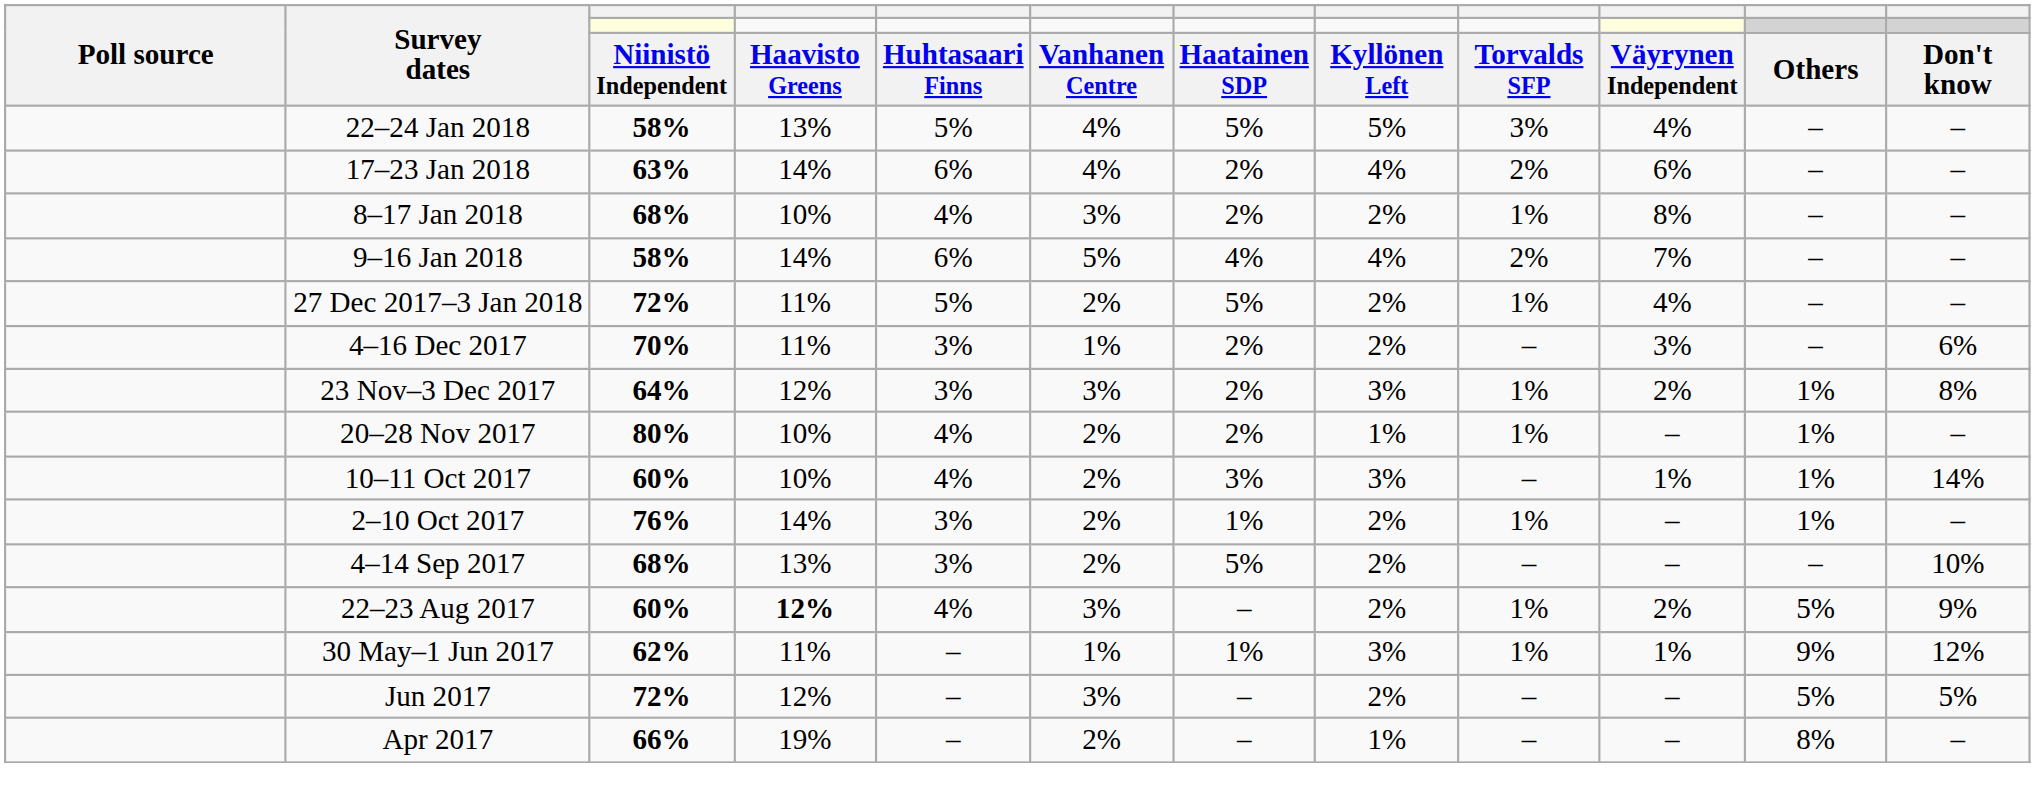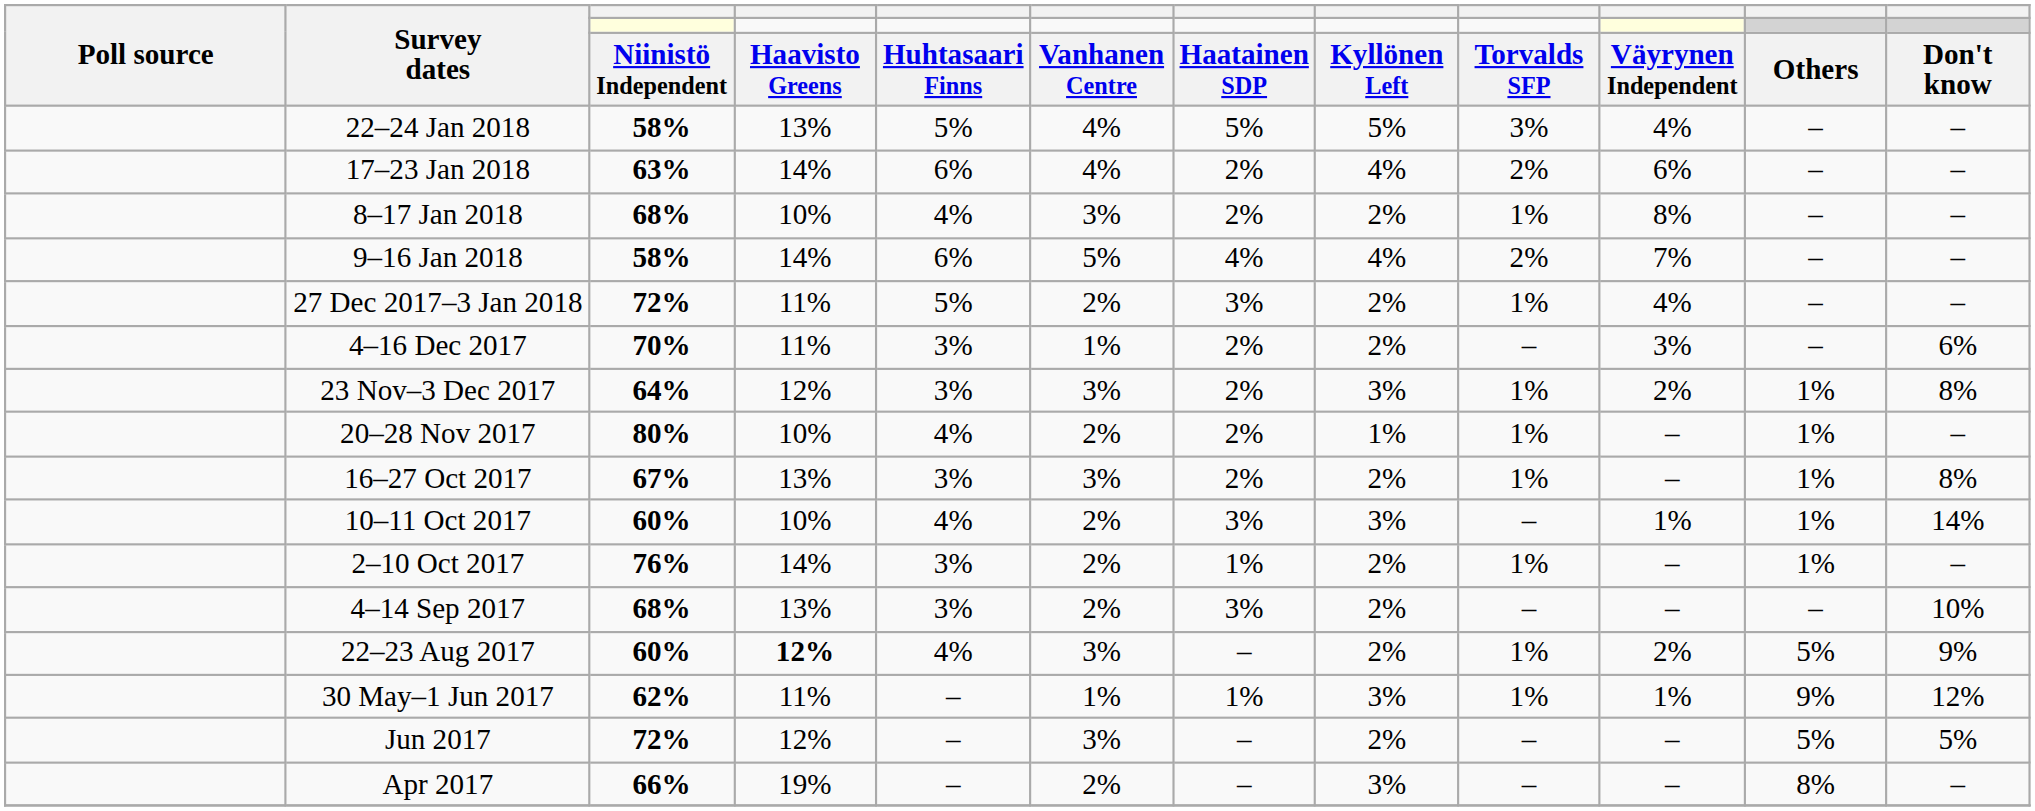(1244, 302) 5% -> (1244, 302) 3%
+ row: (438, 477)
(1244, 564) 5% -> (1244, 608) 3%
(1387, 739) 1% -> (1387, 783) 3%
